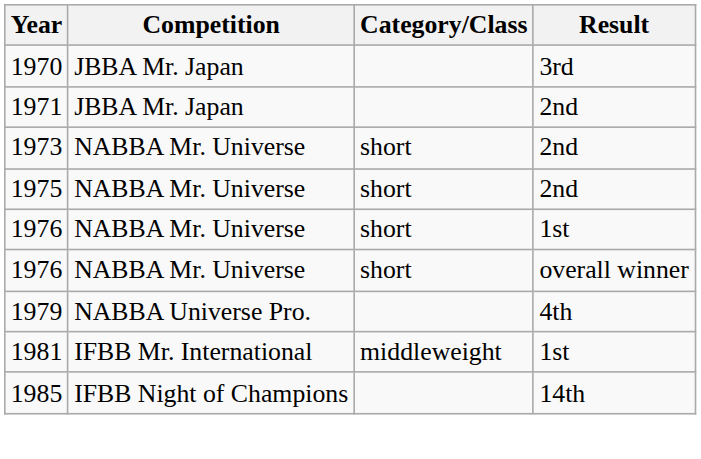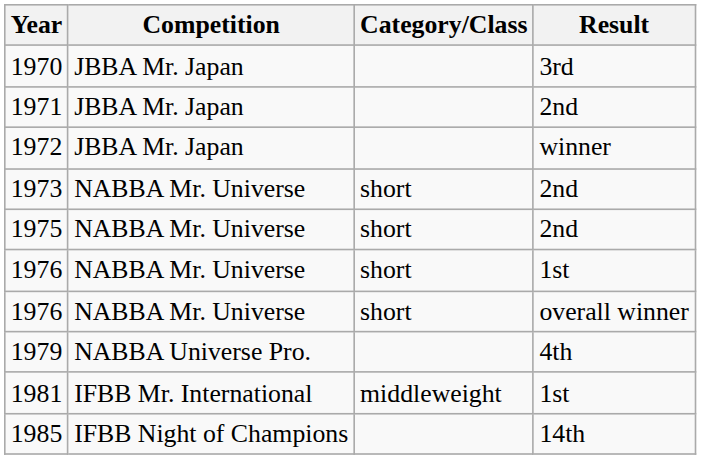+ row: (37, 147)
